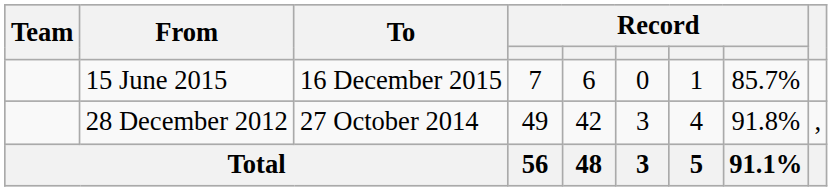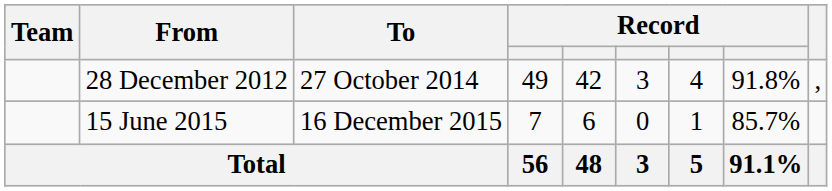rows swapped: (187, 122) <-> (156, 79)
